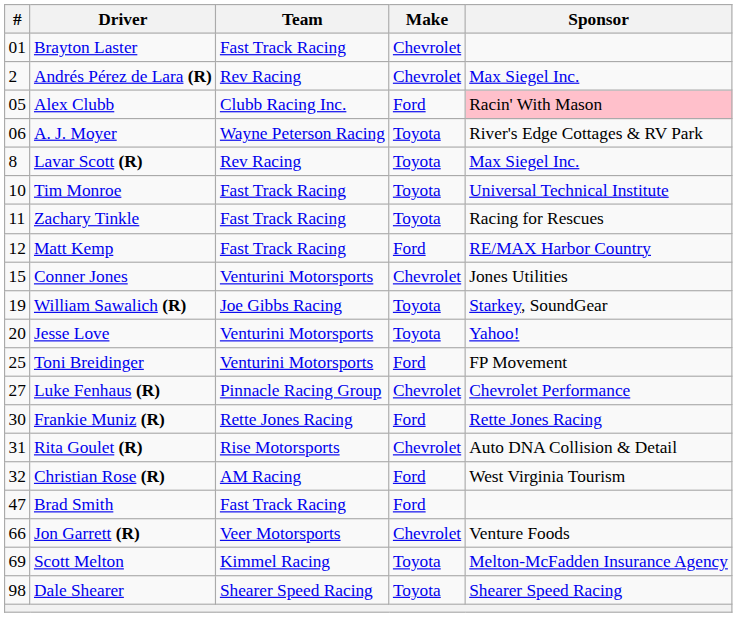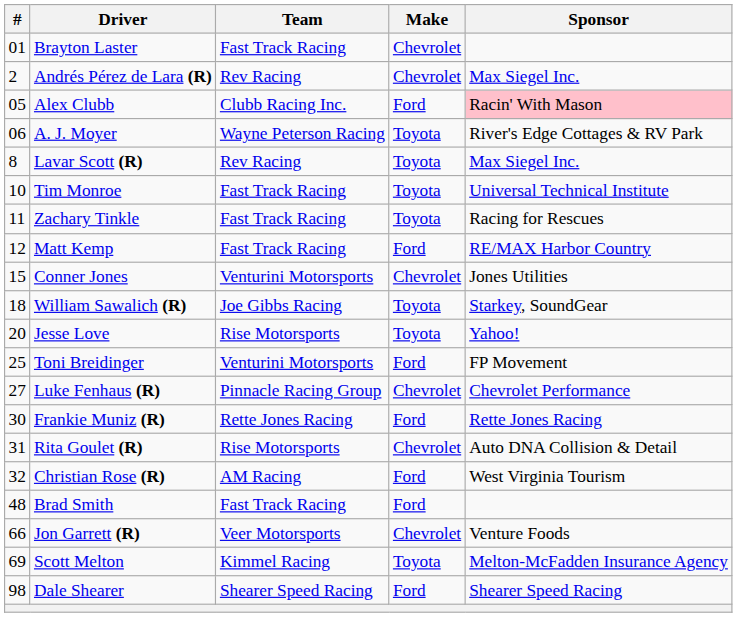(17, 304) 19 -> (17, 304) 18
(297, 333) Venturini Motorsports -> (280, 333) Rise Motorsports
(17, 504) 47 -> (17, 504) 48
(417, 590) Toyota -> (409, 590) Ford
